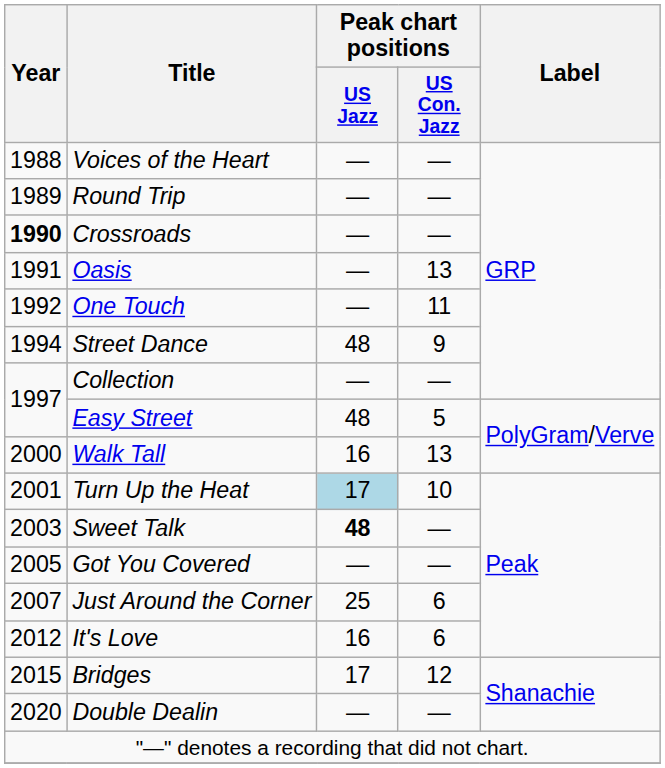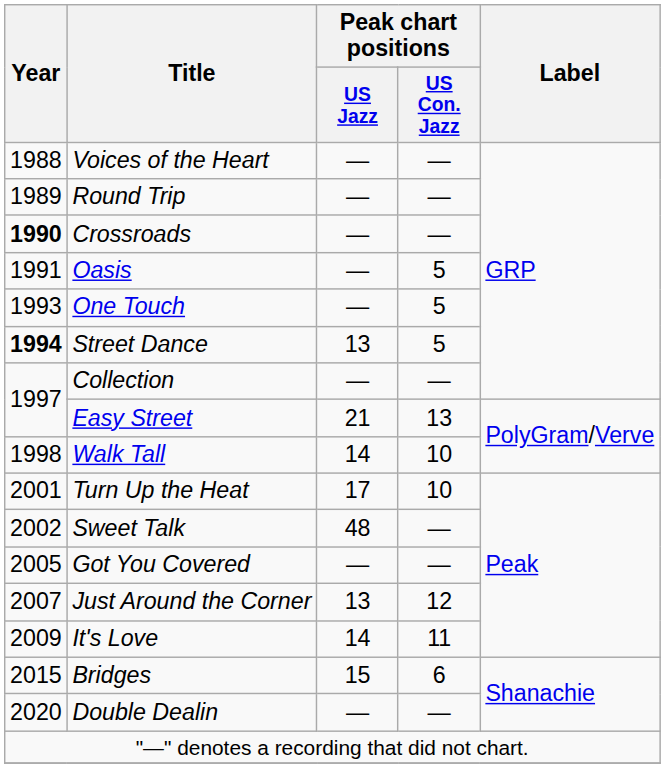(439, 270) 13 -> (439, 270) 5
(36, 307) 1992 -> (36, 307) 1993
(439, 307) 11 -> (439, 307) 5
(36, 344) normal -> (36, 344) bold
(358, 344) 48 -> (358, 344) 13
(439, 344) 9 -> (439, 344) 5
(358, 417) 48 -> (358, 417) 21
(439, 417) 5 -> (439, 417) 13
(36, 454) 2000 -> (36, 454) 1998
(358, 454) 16 -> (358, 454) 14
(439, 454) 13 -> (439, 454) 10
(358, 491) lightblue background -> (358, 491) no background
(36, 528) 2003 -> (36, 528) 2002
(358, 528) bold -> (358, 528) normal
(358, 601) 25 -> (358, 601) 13
(439, 601) 6 -> (439, 601) 12
(36, 638) 2012 -> (36, 638) 2009
(358, 638) 16 -> (358, 638) 14
(439, 638) 6 -> (439, 638) 11
(358, 675) 17 -> (358, 675) 15
(439, 675) 12 -> (439, 675) 6
